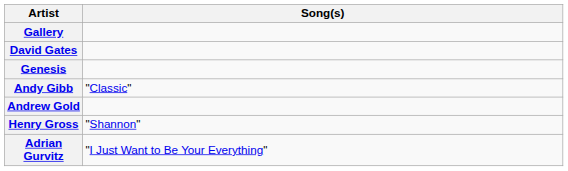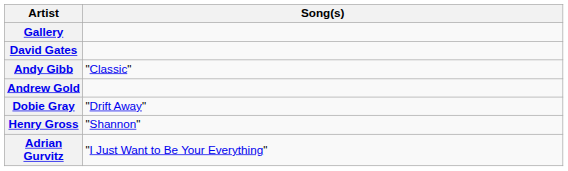- row: (44, 69)
+ row: (44, 106)
